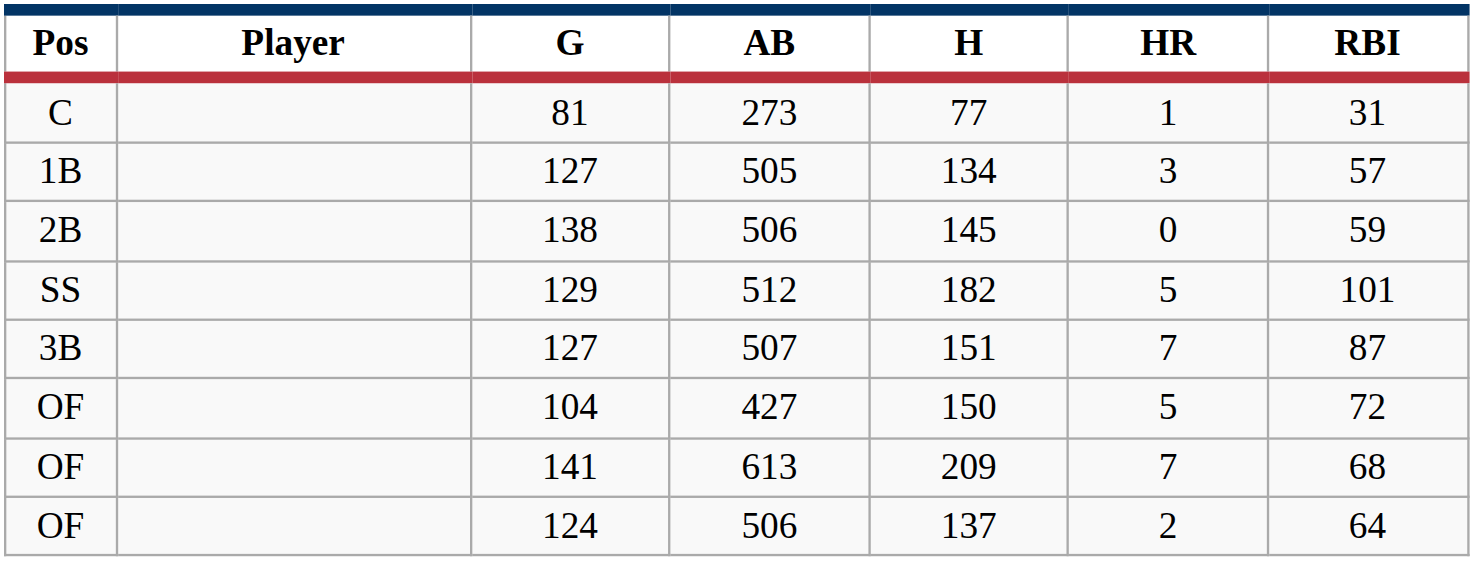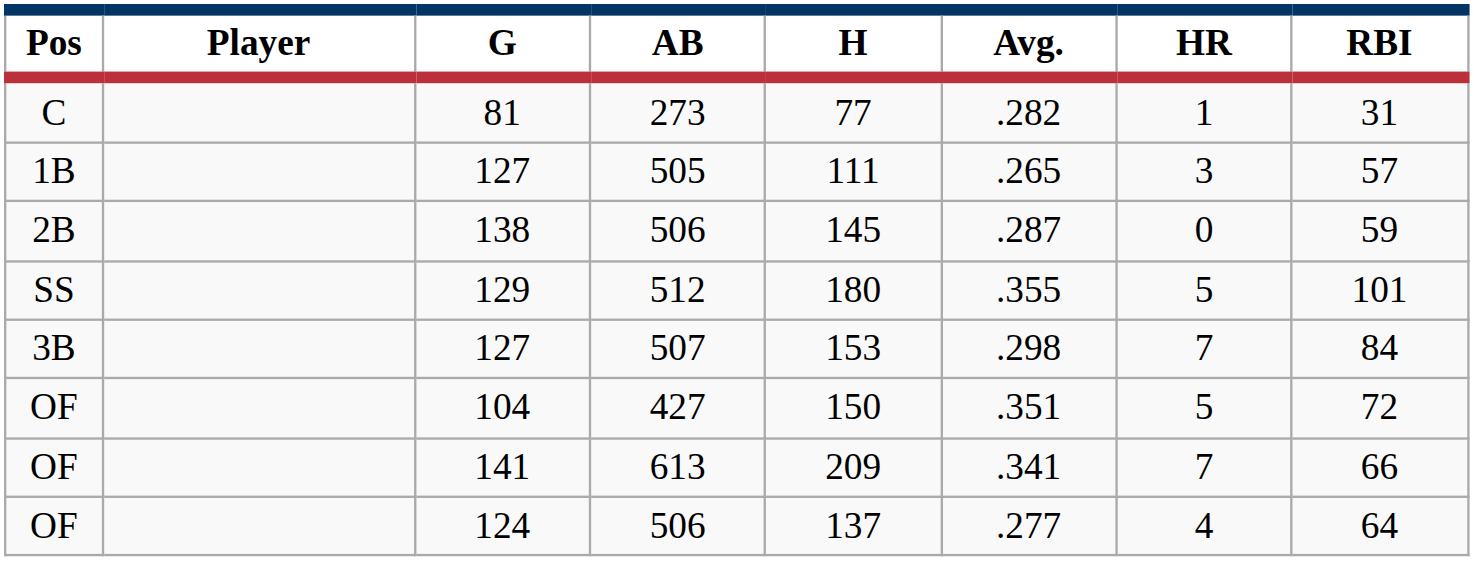+ column: (1029, 43)
(969, 170) 134 -> (853, 170) 111
(969, 289) 182 -> (853, 289) 180
(969, 348) 151 -> (853, 348) 153
(1367, 348) 87 -> (1379, 348) 84
(1367, 466) 68 -> (1379, 466) 66
(1168, 525) 2 -> (1204, 525) 4
